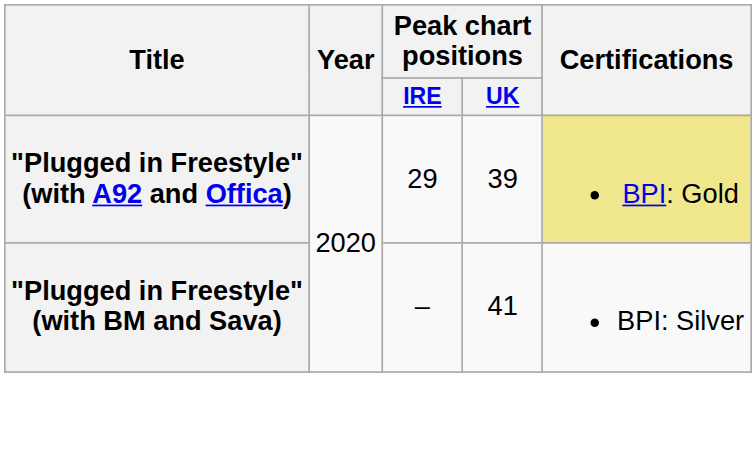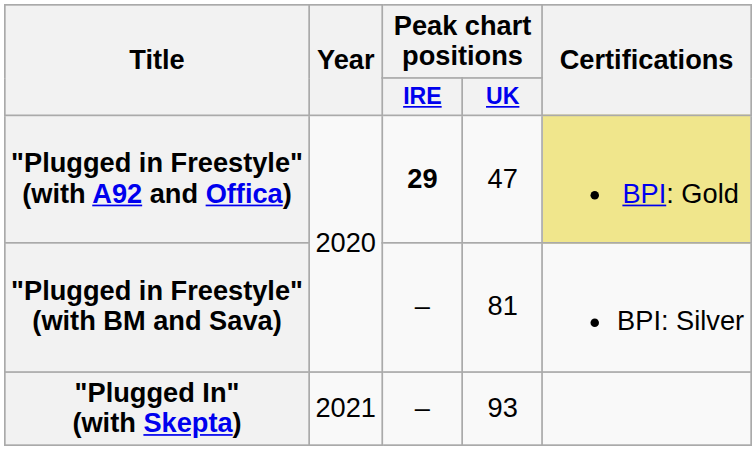(422, 178) normal -> (422, 178) bold
(503, 178) 39 -> (503, 178) 47
(503, 306) 41 -> (503, 306) 81
+ row: (157, 407)
